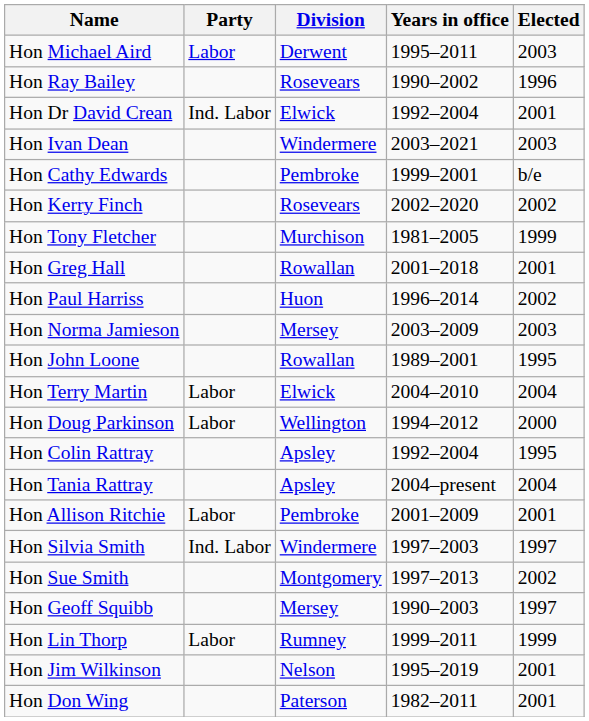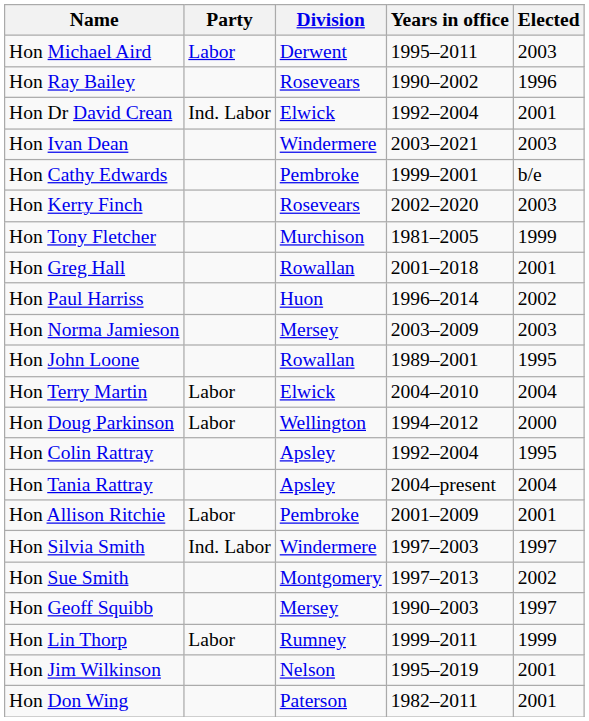(537, 205) 2002 -> (537, 205) 2003
